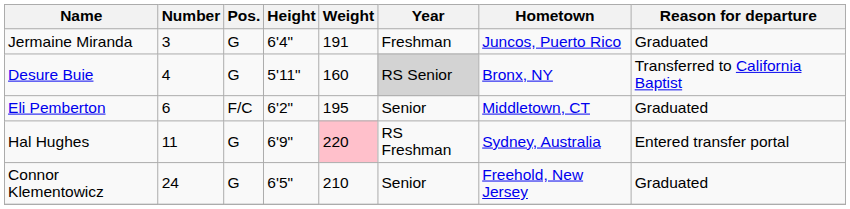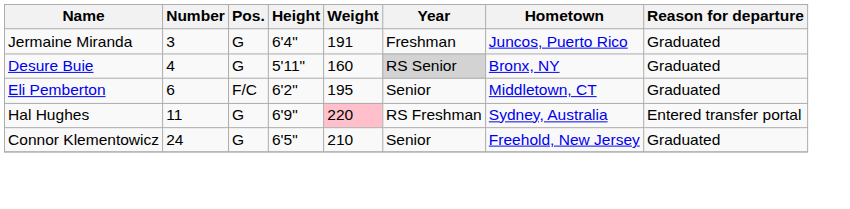(718, 74) Transferred to California Baptist -> (684, 66) Graduated
